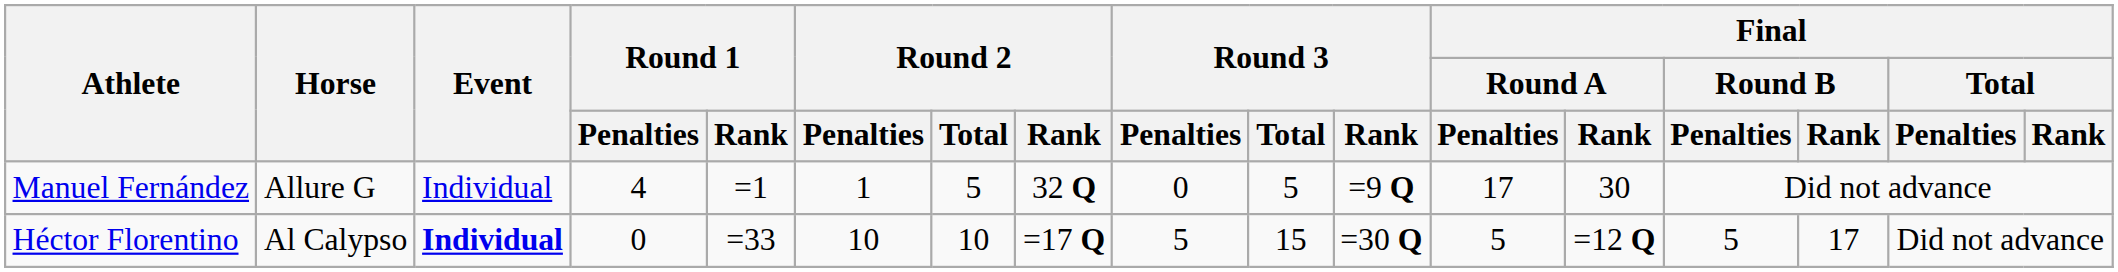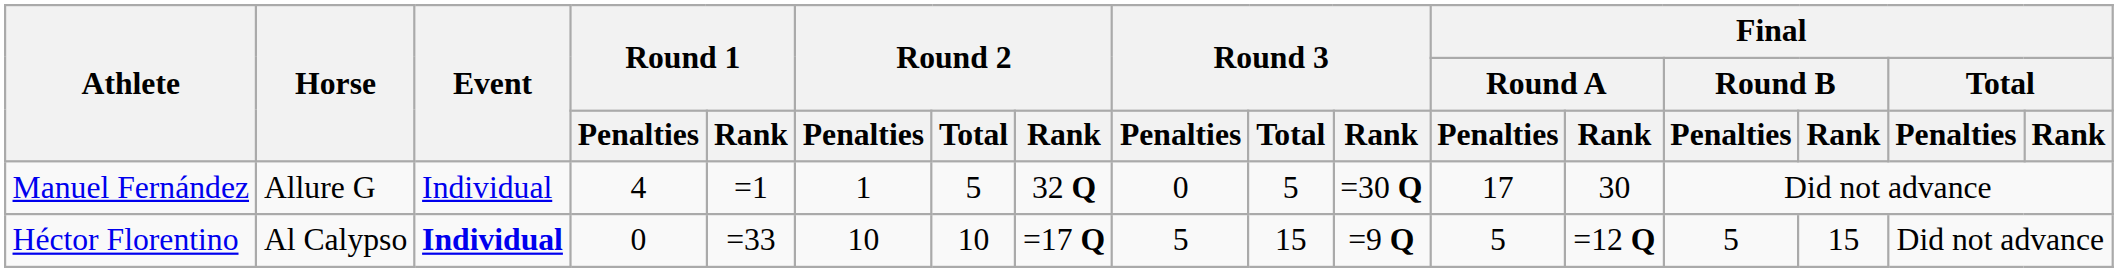(1381, 187) =9 Q -> (1381, 187) =30 Q
(1381, 240) =30 Q -> (1381, 240) =9 Q
(1843, 240) 17 -> (1843, 240) 15
